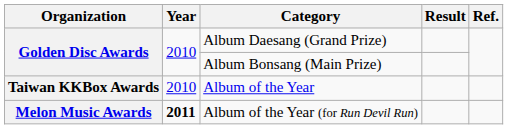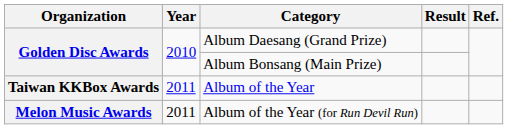(181, 87) 2010 -> (181, 87) 2011
(181, 111) bold -> (181, 111) normal
